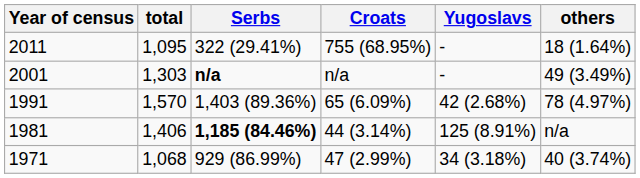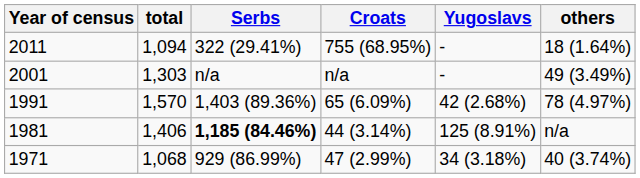(164, 46) 1,095 -> (164, 46) 1,094
(208, 74) bold -> (207, 74) normal
